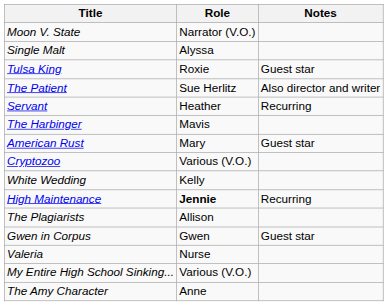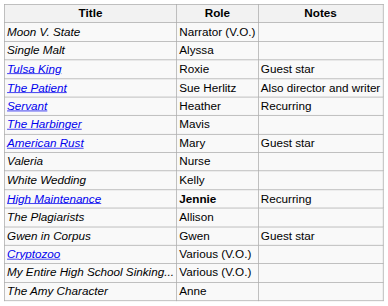rows swapped: (34, 161) <-> (25, 254)
